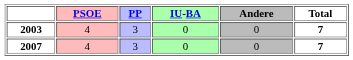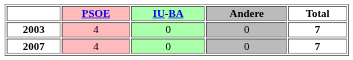- column: (135, 13)
